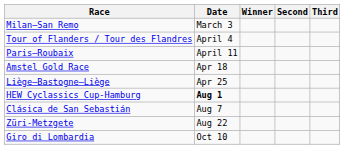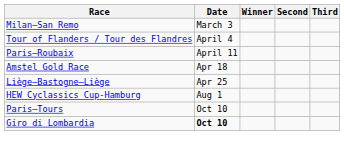(209, 95) bold -> (209, 95) normal
- row: (68, 109)
- row: (40, 123)
+ row: (35, 109)
(212, 137) normal -> (212, 123) bold
